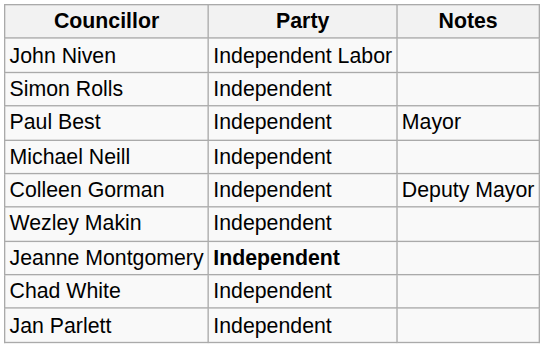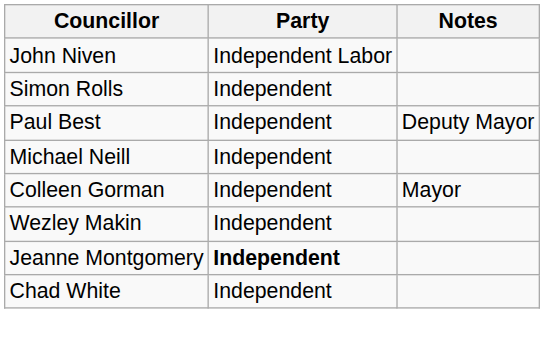(431, 122) Mayor -> (468, 122) Deputy Mayor
(468, 190) Deputy Mayor -> (431, 190) Mayor
- row: (60, 325)
